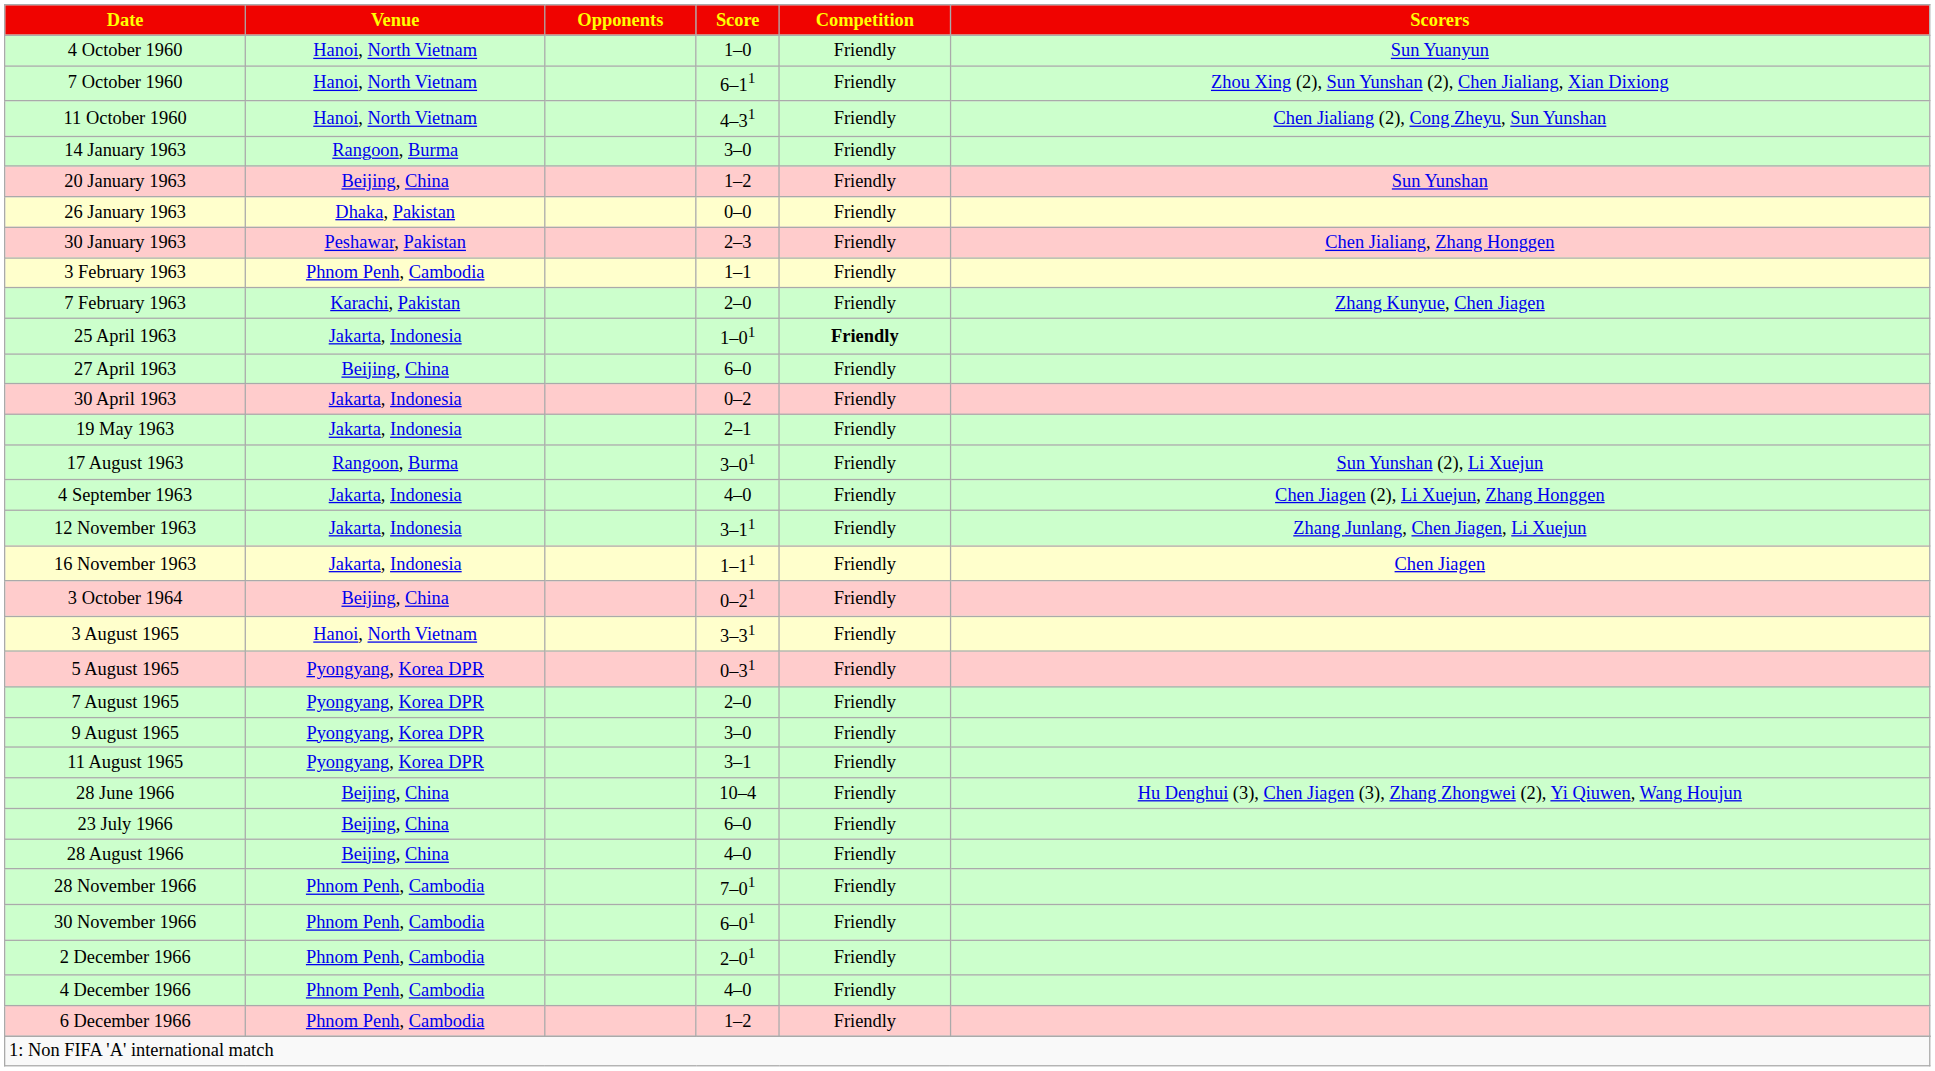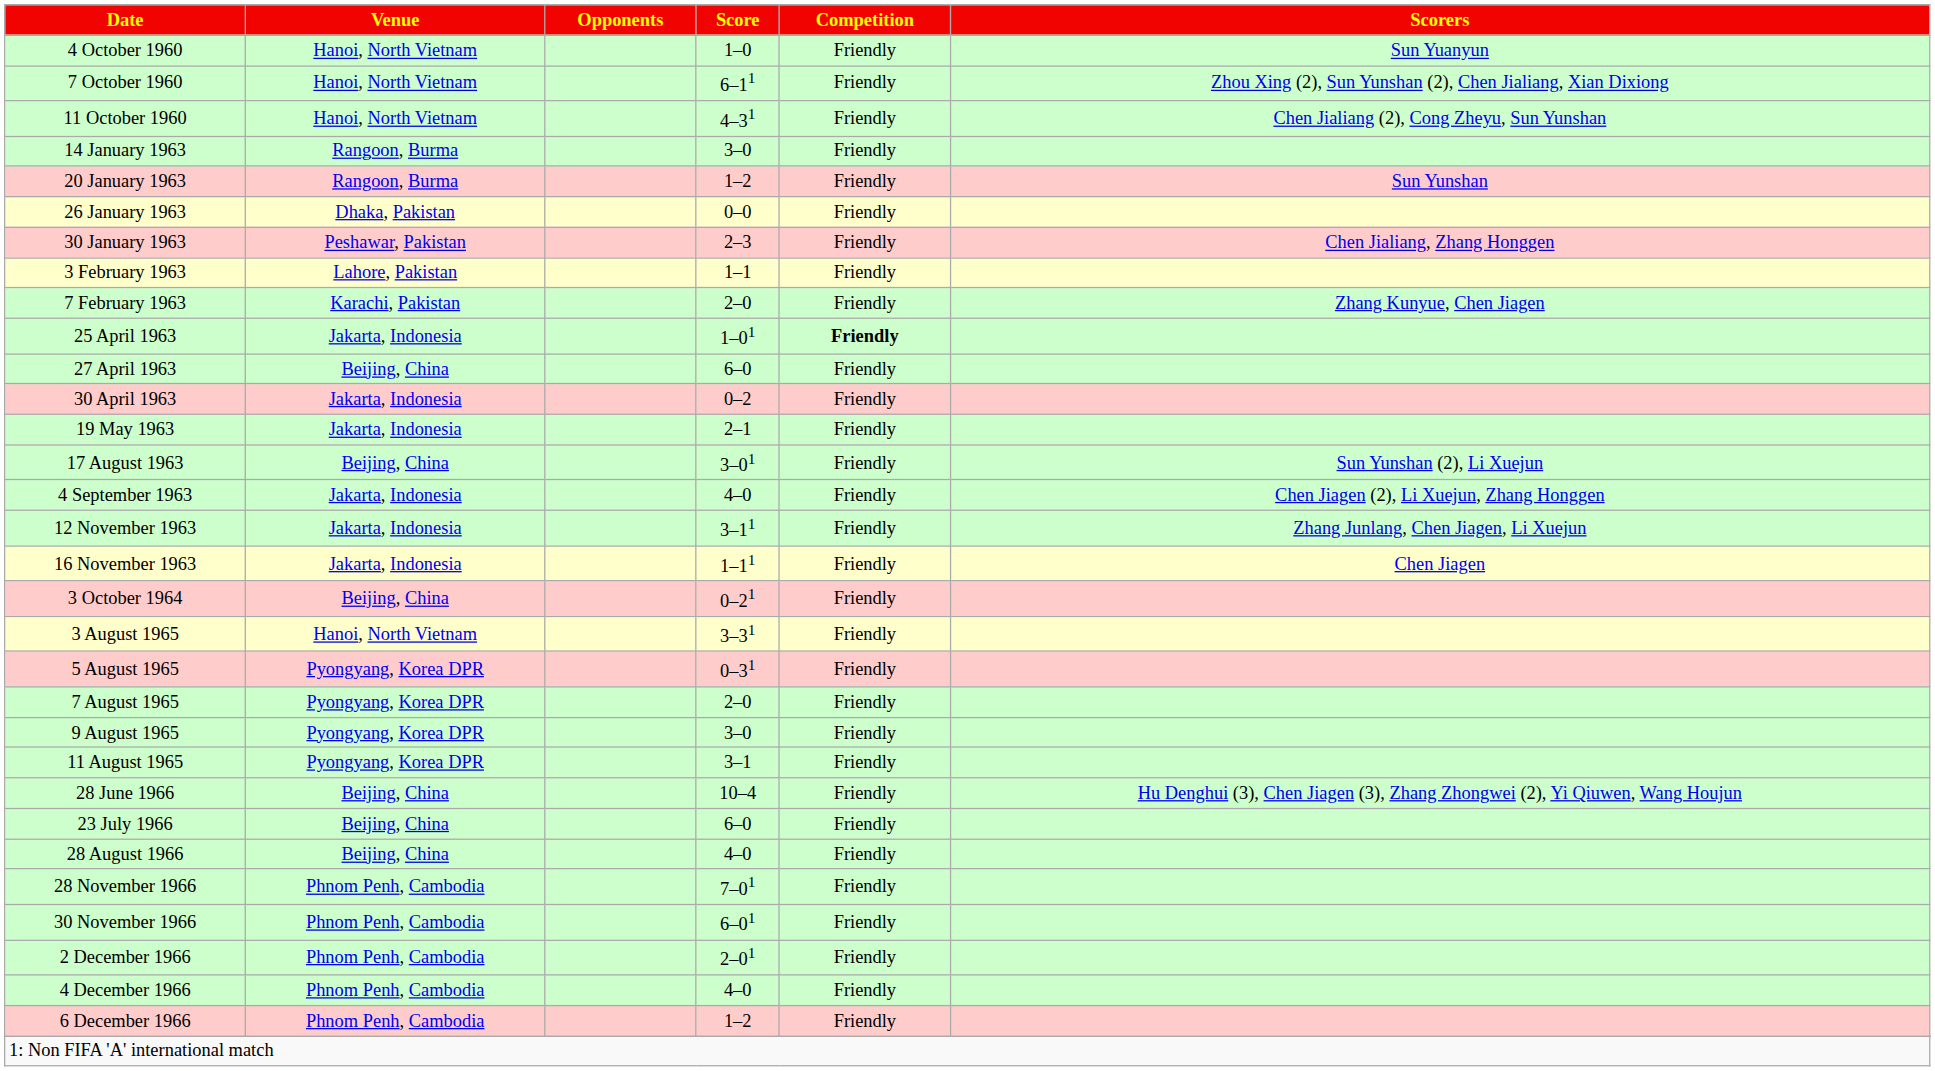(395, 181) Beijing, China -> (395, 181) Rangoon, Burma
(395, 273) Phnom Penh, Cambodia -> (395, 273) Lahore, Pakistan
(395, 462) Rangoon, Burma -> (395, 462) Beijing, China
